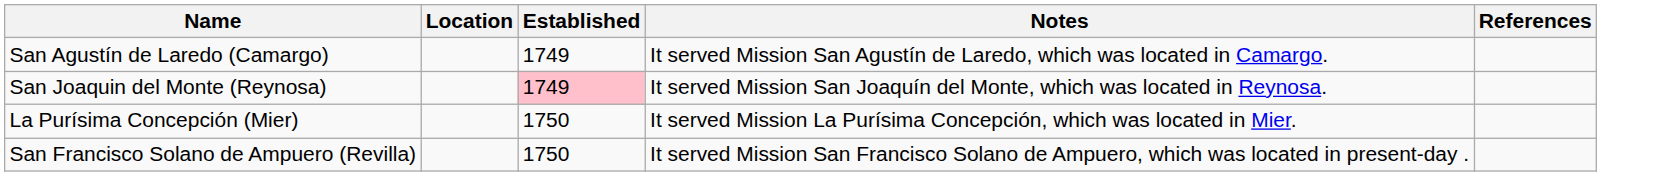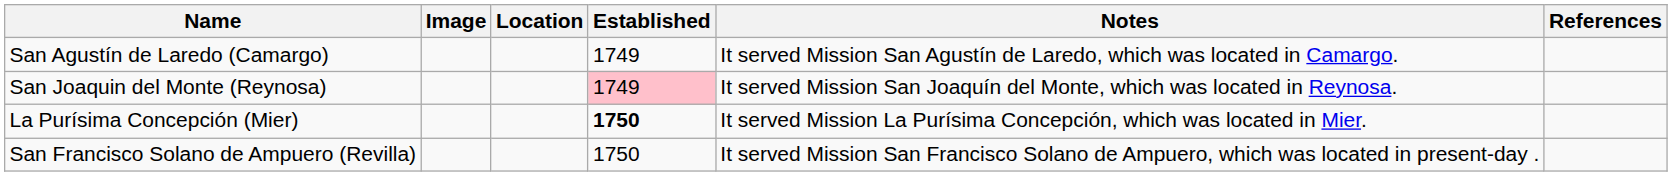+ column: (456, 21)
(546, 120) normal -> (616, 120) bold
